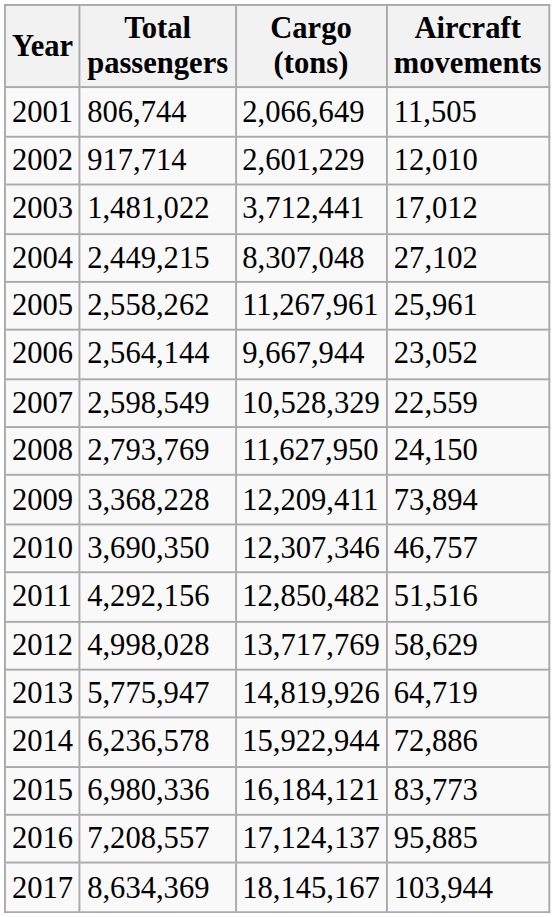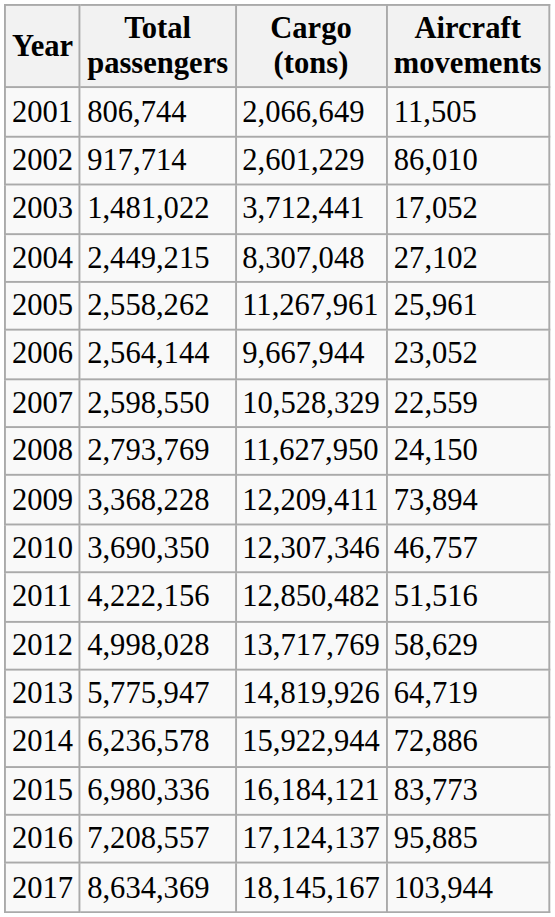(436, 160) 12,010 -> (436, 160) 86,010
(436, 208) 17,012 -> (436, 208) 17,052
(148, 402) 2,598,549 -> (148, 402) 2,598,550
(148, 596) 4,292,156 -> (148, 596) 4,222,156
